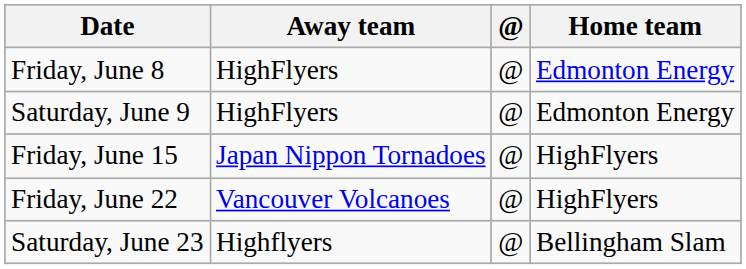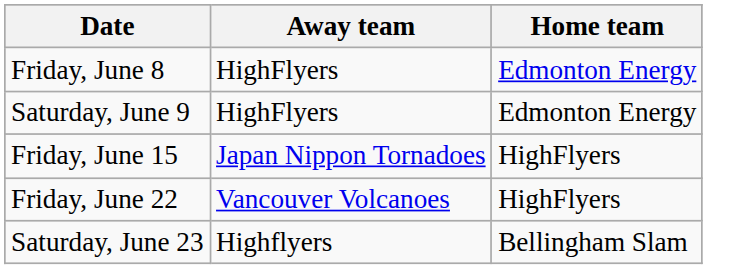- column: (511, 26)
